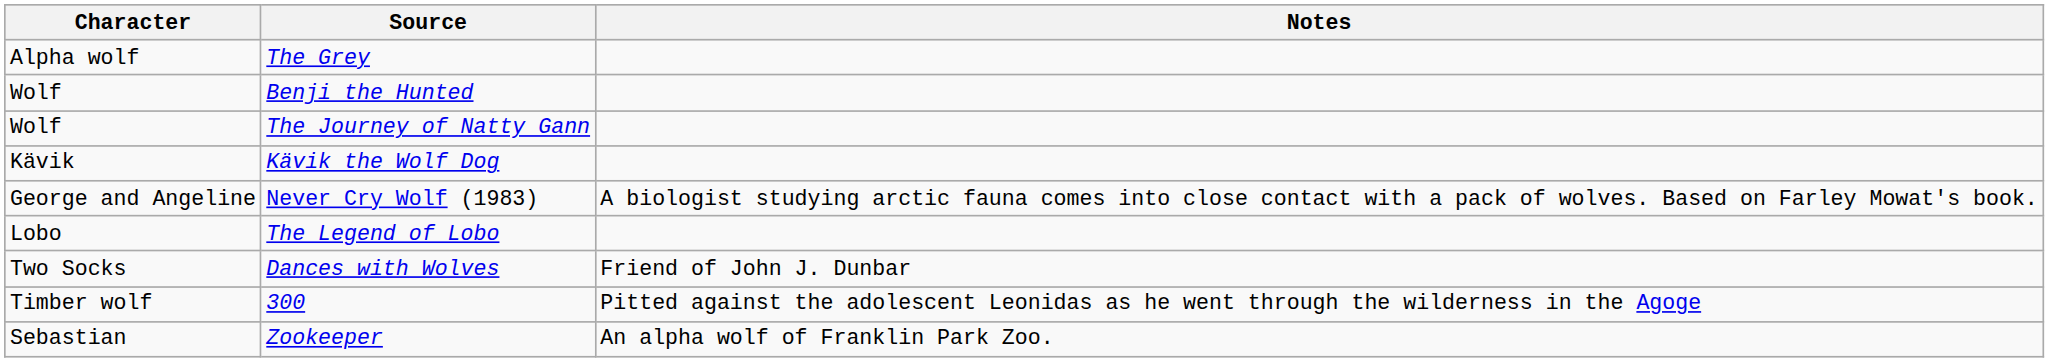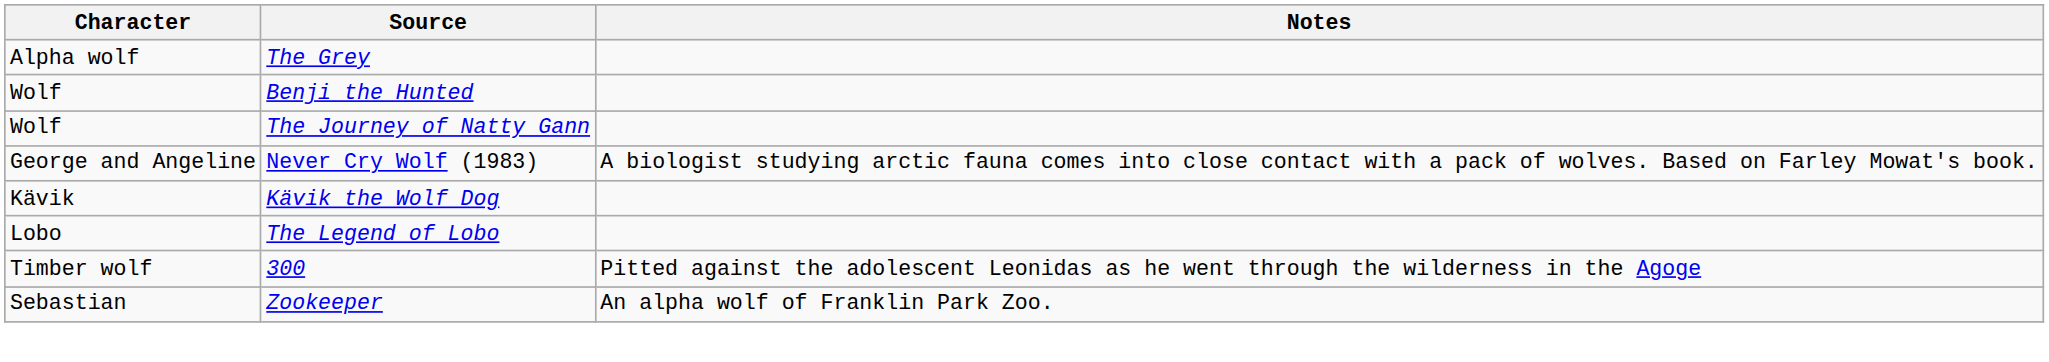rows swapped: (402, 198) <-> (383, 163)
- row: (383, 269)
